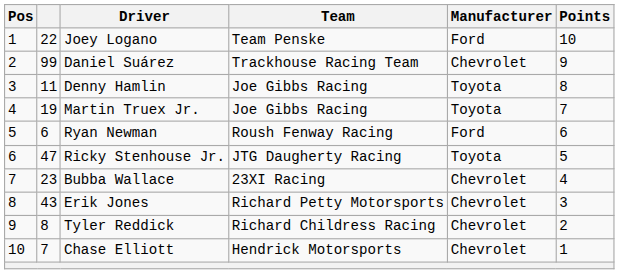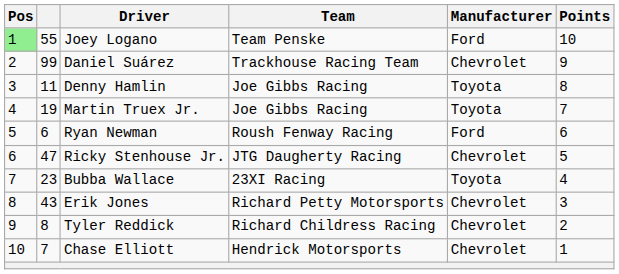(12, 39) no background -> (12, 39) lightgreen background
(49, 39) 22 -> (49, 39) 55
(476, 156) Toyota -> (489, 156) Chevrolet
(489, 180) Chevrolet -> (476, 180) Toyota
